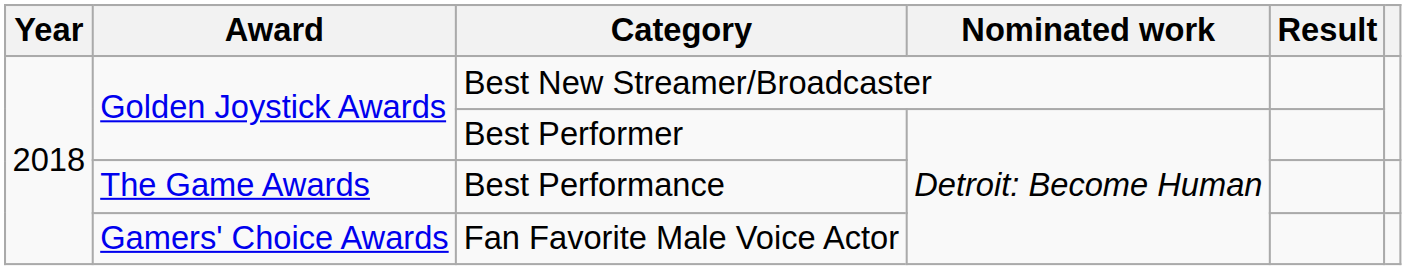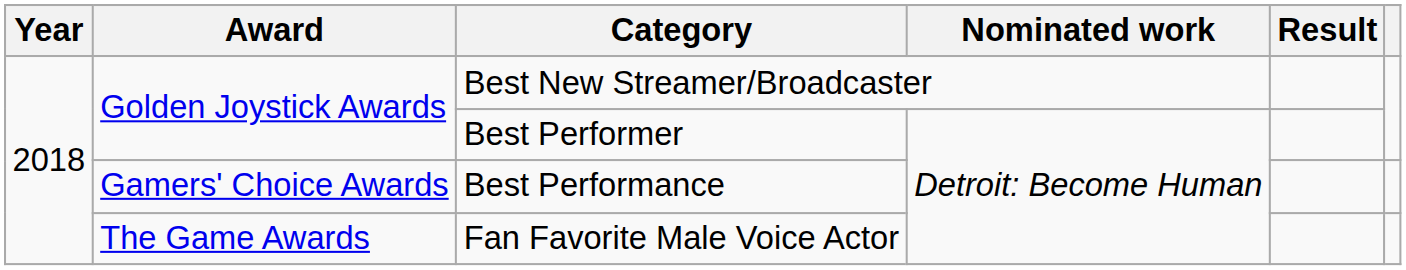(235, 185) The Game Awards -> (274, 185) Gamers' Choice Awards
(274, 237) Gamers' Choice Awards -> (235, 237) The Game Awards
